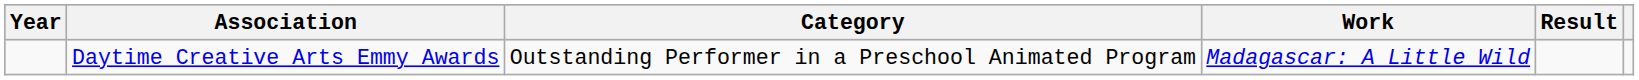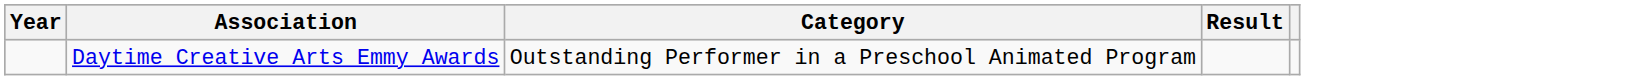- column: (1368, 22)
